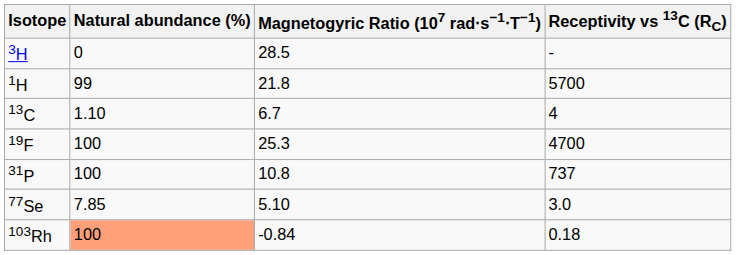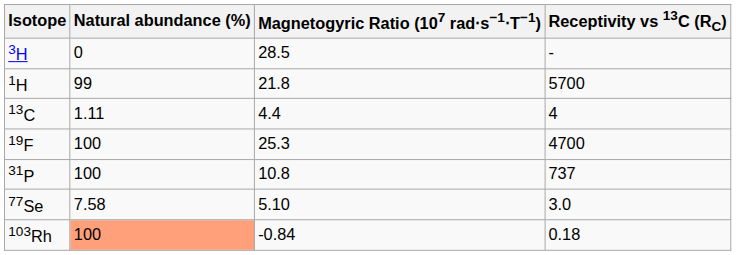(90, 113) 1.10 -> (89, 113) 1.11
(270, 113) 6.7 -> (270, 113) 4.4
(90, 204) 7.85 -> (90, 204) 7.58
